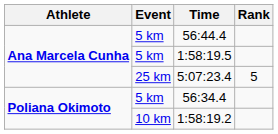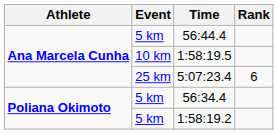(149, 57) 5 km -> (153, 57) 10 km
(254, 77) 5 -> (254, 77) 6
(153, 119) 10 km -> (149, 119) 5 km
